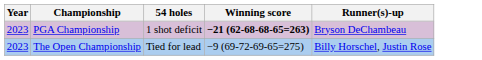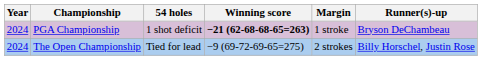+ column: (333, 13)
(18, 30) 2023 -> (18, 30) 2024
(18, 47) 2023 -> (18, 47) 2024
